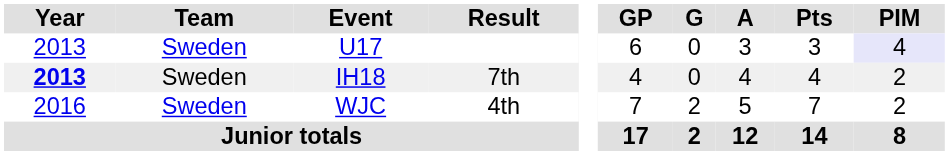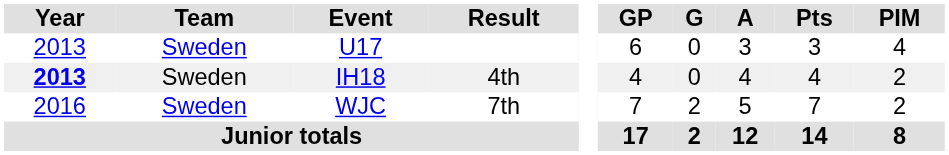(900, 47) lavender background -> (900, 47) no background
(504, 77) 7th -> (504, 77) 4th
(504, 106) 4th -> (504, 106) 7th
